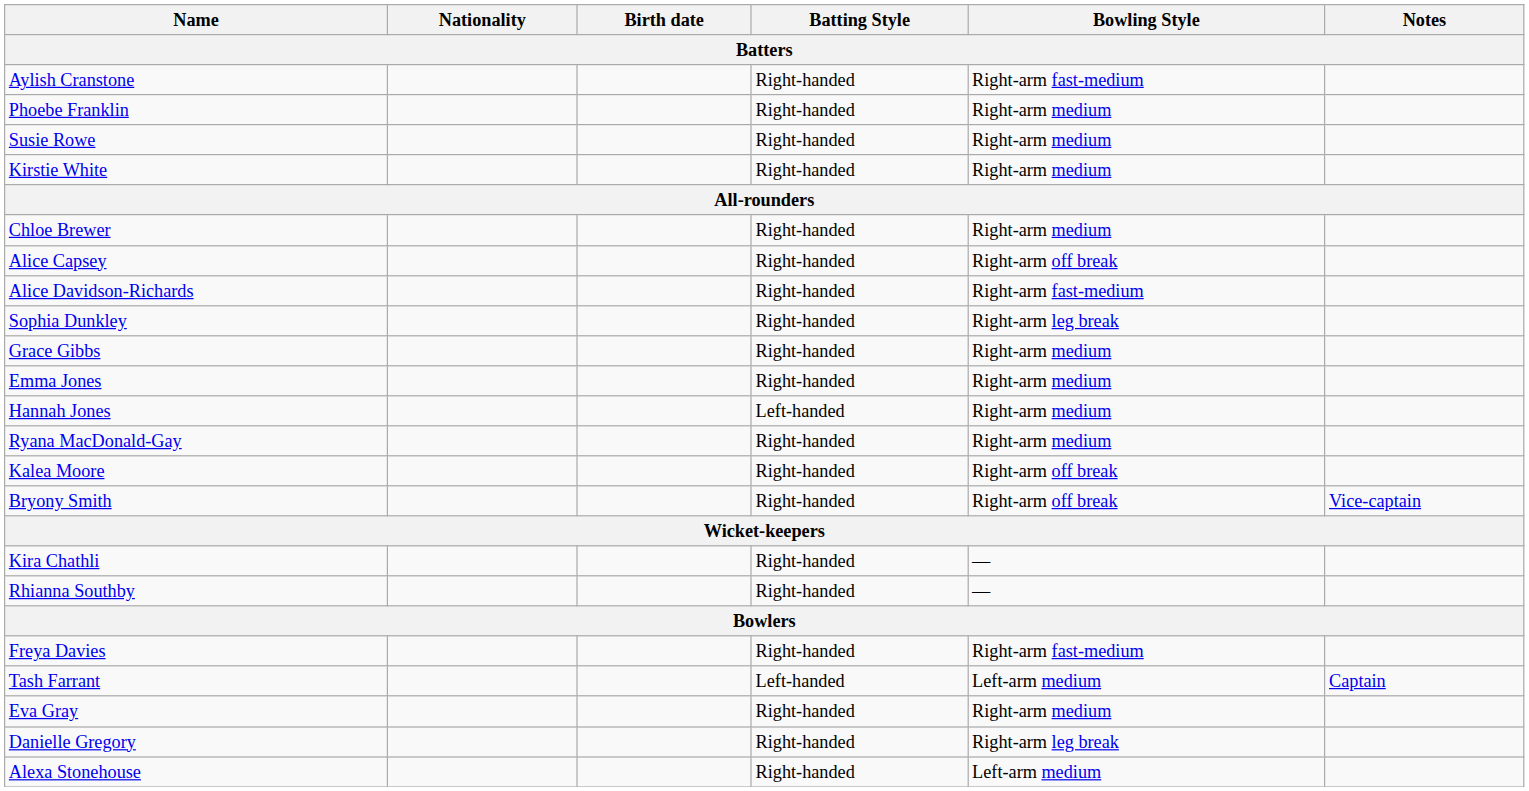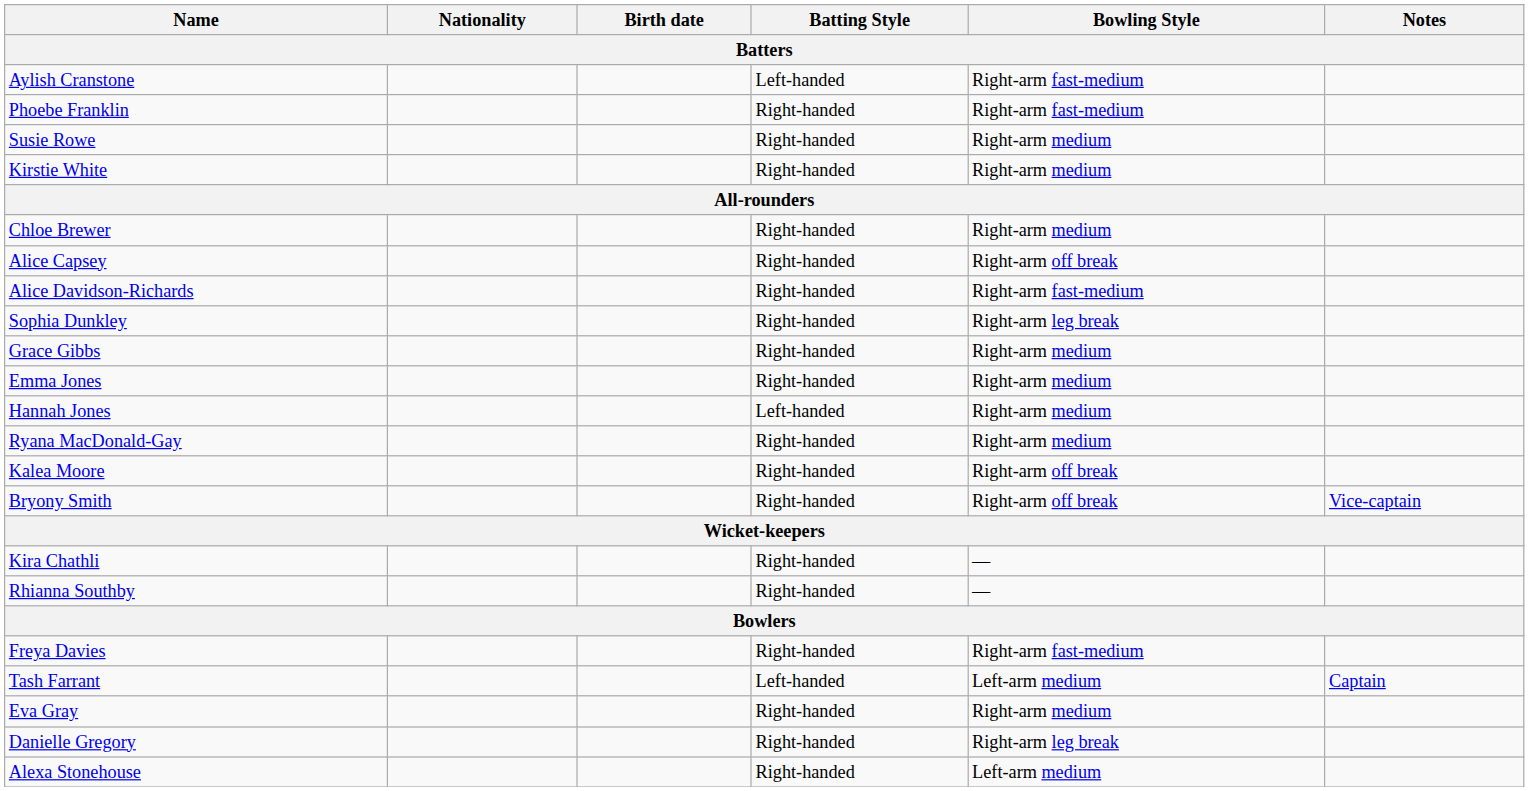(805, 79) Right-handed -> (800, 79) Left-handed
(1042, 109) Right-arm medium -> (1058, 109) Right-arm fast-medium
